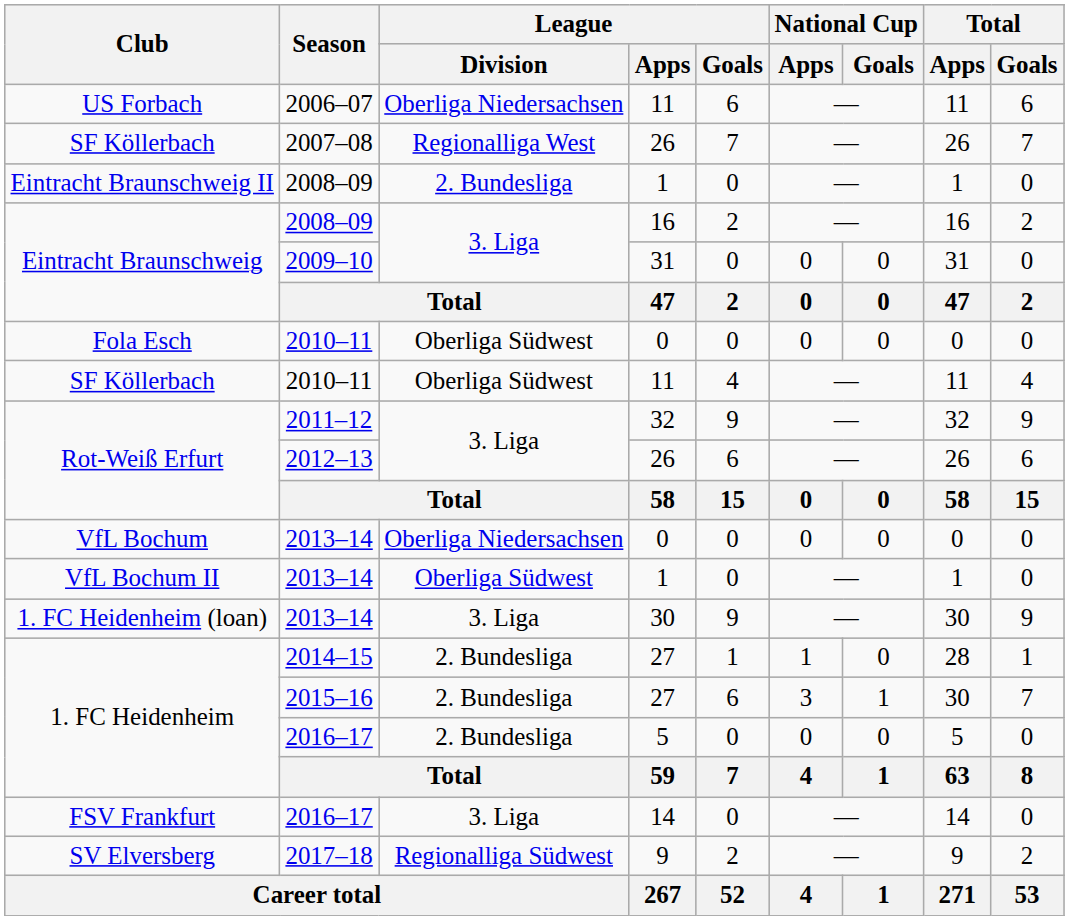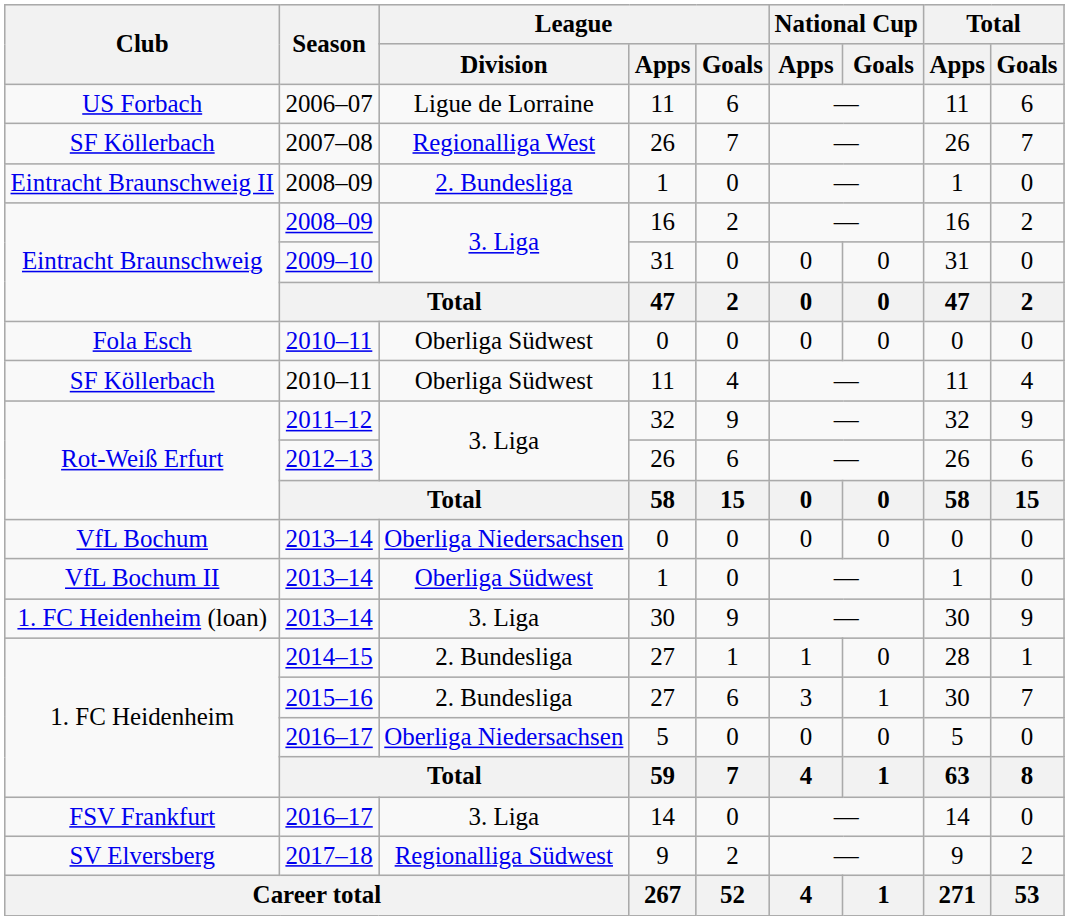(504, 103) Oberliga Niedersachsen -> (504, 103) Ligue de Lorraine
(504, 736) 2. Bundesliga -> (504, 736) Oberliga Niedersachsen
